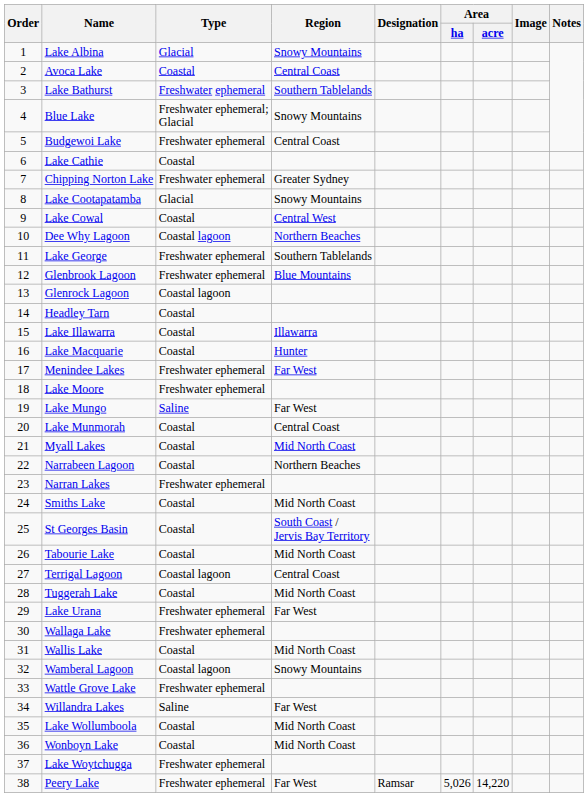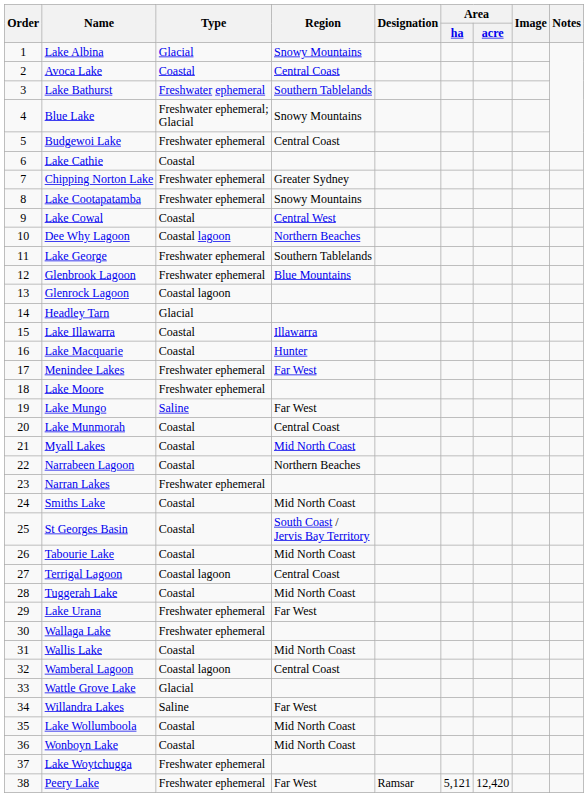(176, 198) Glacial -> (212, 198) Freshwater ephemeral
(177, 312) Coastal -> (176, 312) Glacial
(318, 669) Snowy Mountains -> (307, 669) Central Coast
(212, 688) Freshwater ephemeral -> (176, 688) Glacial
(457, 783) 5,026 -> (457, 783) 5,121
(493, 783) 14,220 -> (493, 783) 12,420
